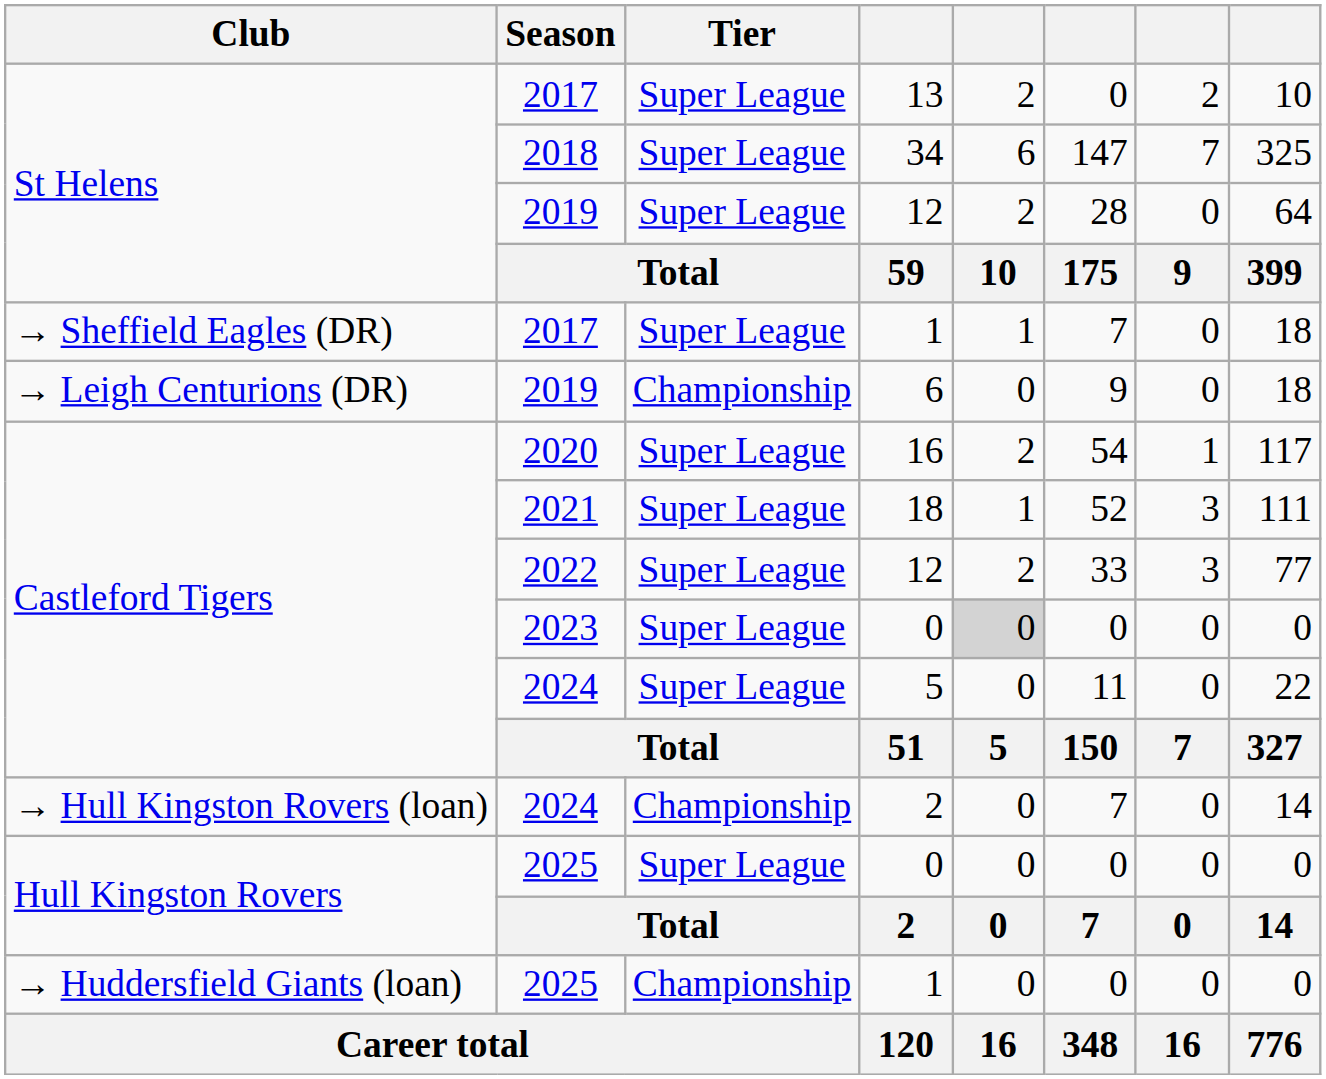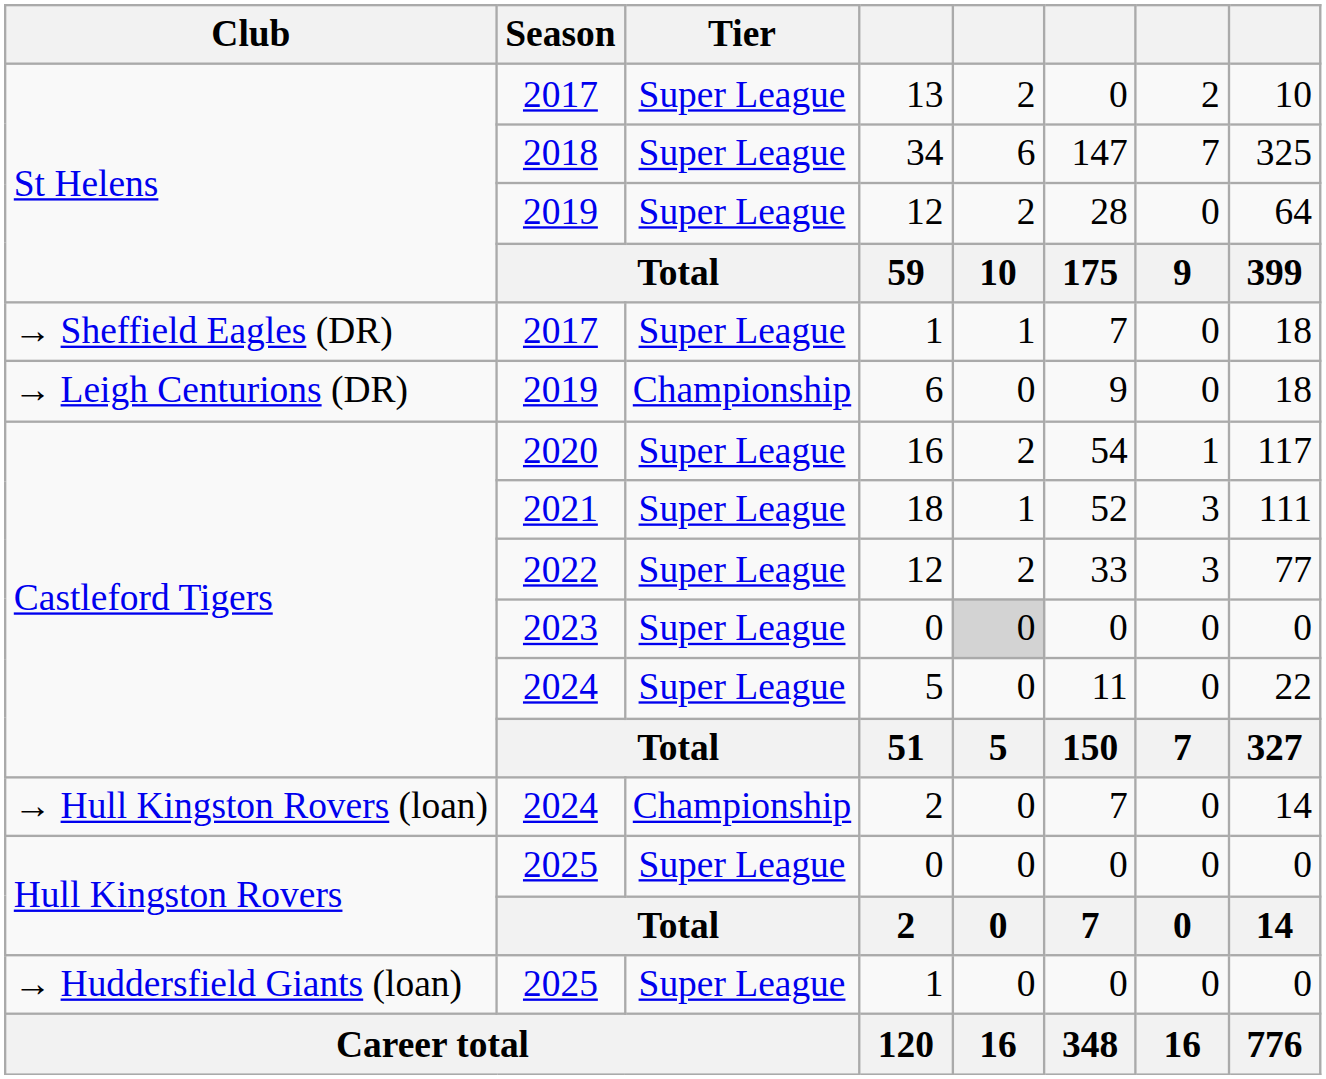(742, 984) Championship -> (742, 984) Super League
